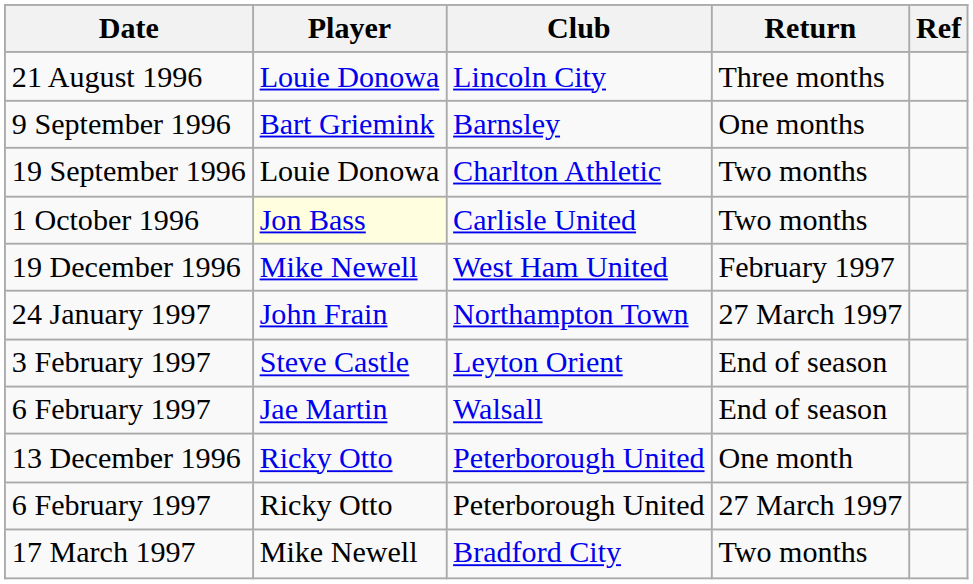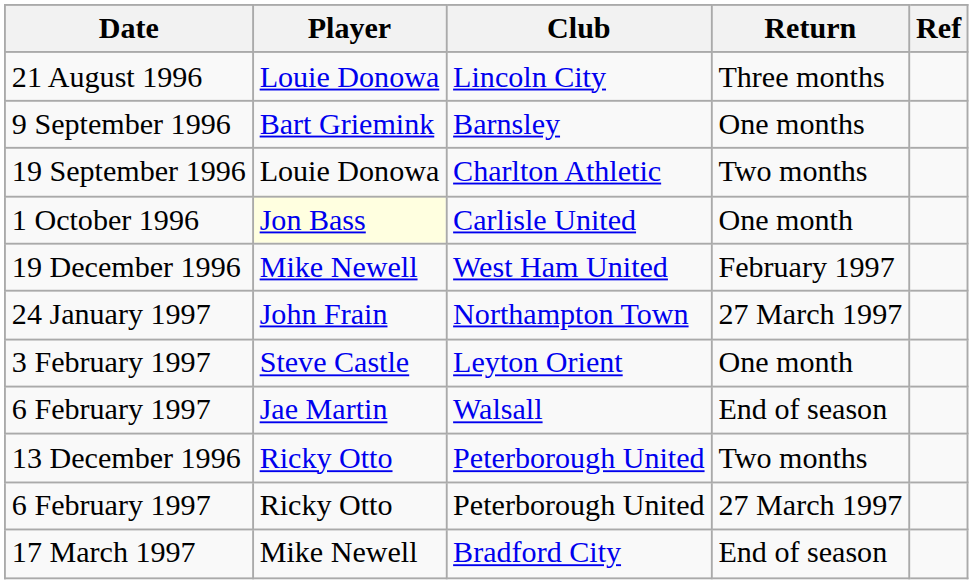(793, 219) Two months -> (786, 219) One month
(803, 362) End of season -> (786, 362) One month
(786, 457) One month -> (793, 457) Two months
(793, 553) Two months -> (803, 553) End of season
